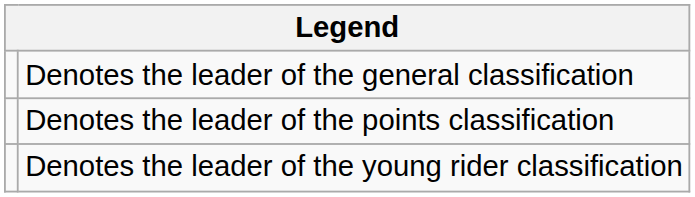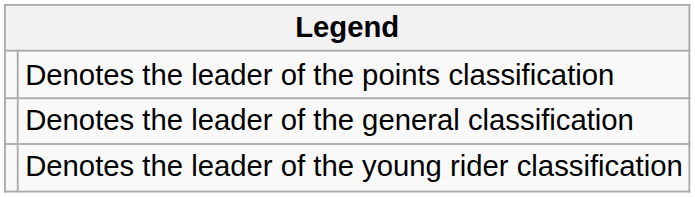rows swapped: (330, 74) <-> (320, 120)
